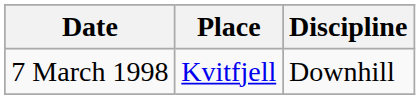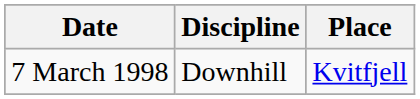columns swapped: (229, 26) <-> (348, 26)
